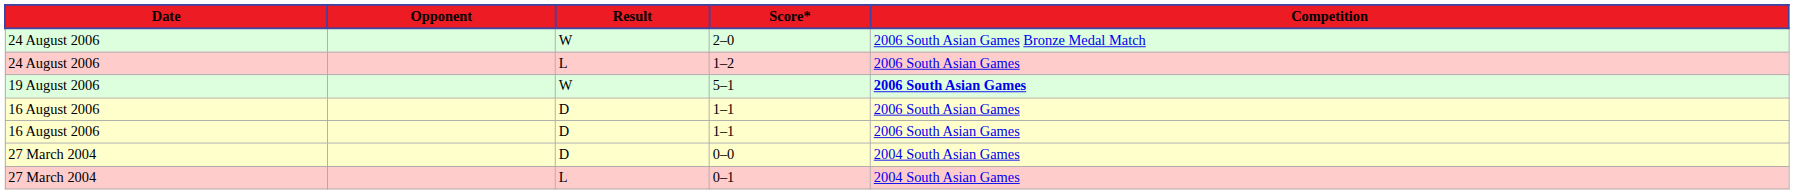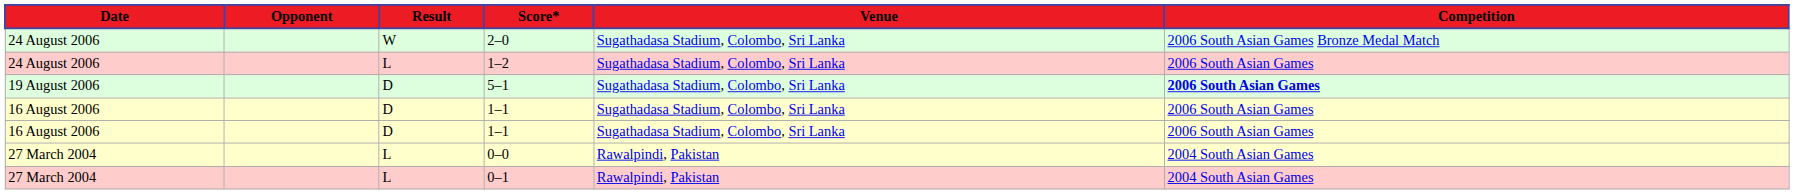+ column: (879, 16)
(565, 86) W -> (388, 86) D
(564, 154) D -> (387, 154) L
